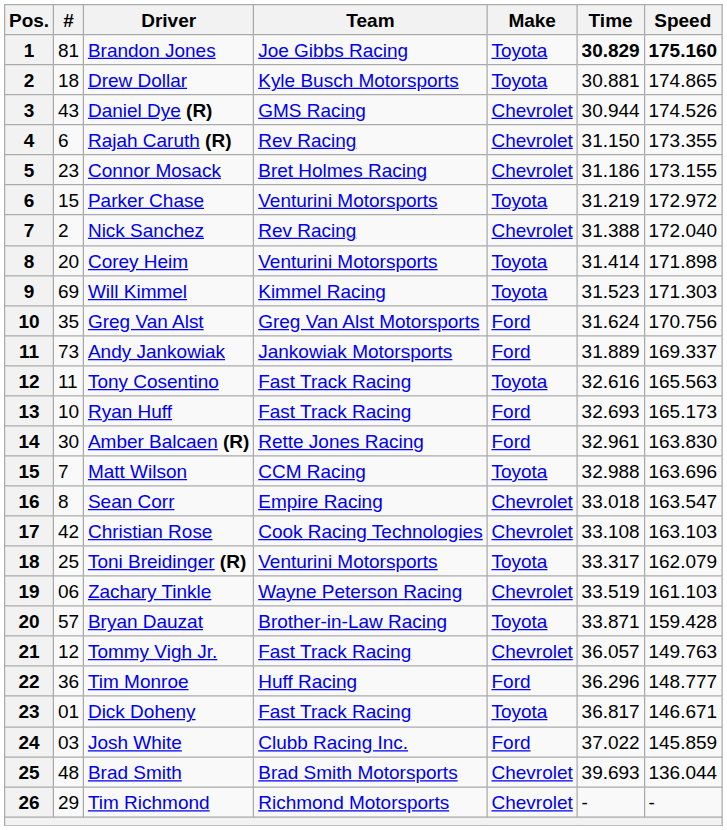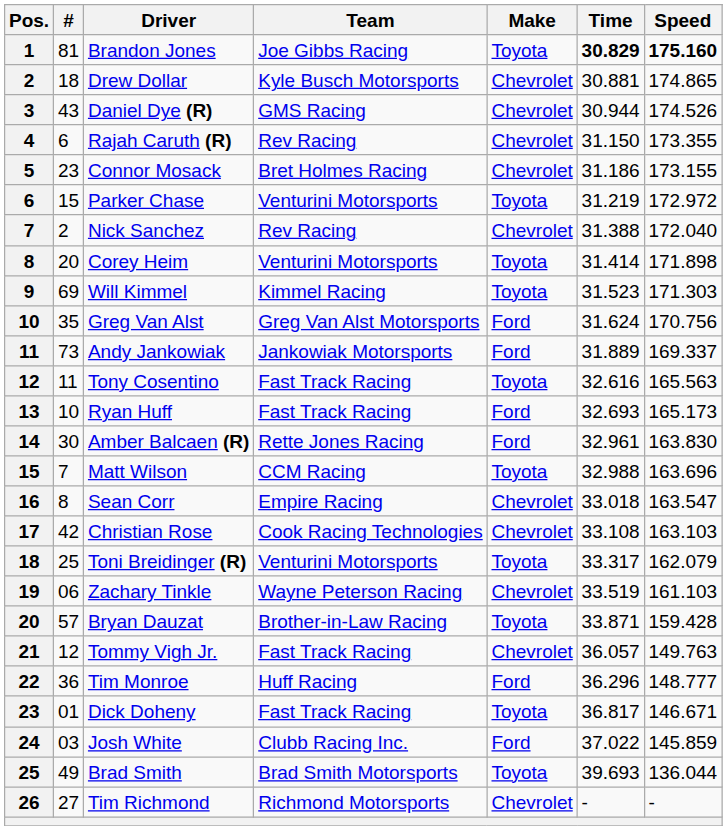(519, 80) Toyota -> (532, 80) Chevrolet
(69, 772) 48 -> (69, 772) 49
(532, 772) Chevrolet -> (519, 772) Toyota
(69, 802) 29 -> (69, 802) 27
